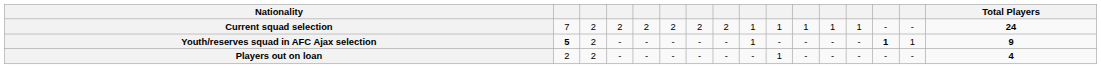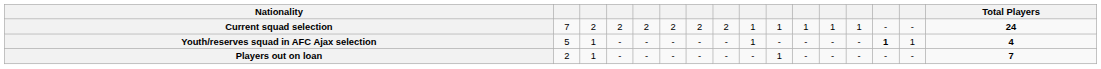(567, 41) bold -> (567, 41) normal
(593, 41) 2 -> (593, 41) 1
(1011, 41) 9 -> (1011, 41) 4
(593, 56) 2 -> (593, 56) 1
(1011, 56) 4 -> (1011, 56) 7
